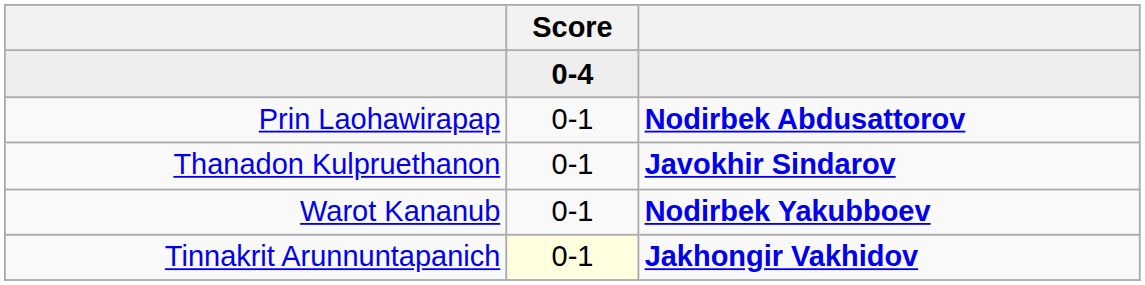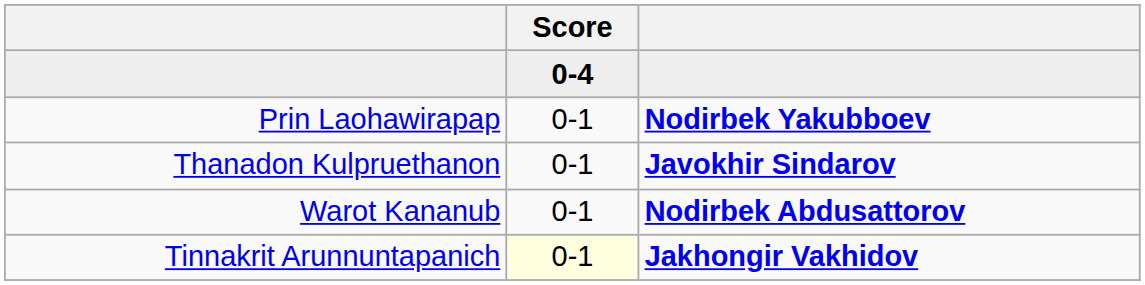(805, 119) Nodirbek Abdusattorov -> (788, 119) Nodirbek Yakubboev
(788, 211) Nodirbek Yakubboev -> (805, 211) Nodirbek Abdusattorov
